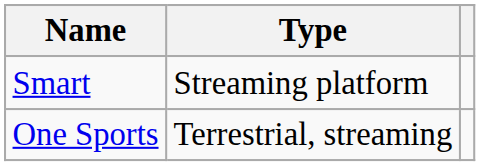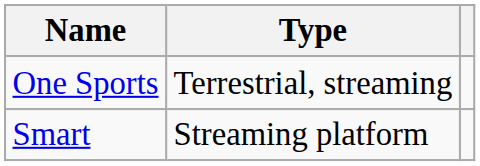rows swapped: (86, 133) <-> (52, 82)
